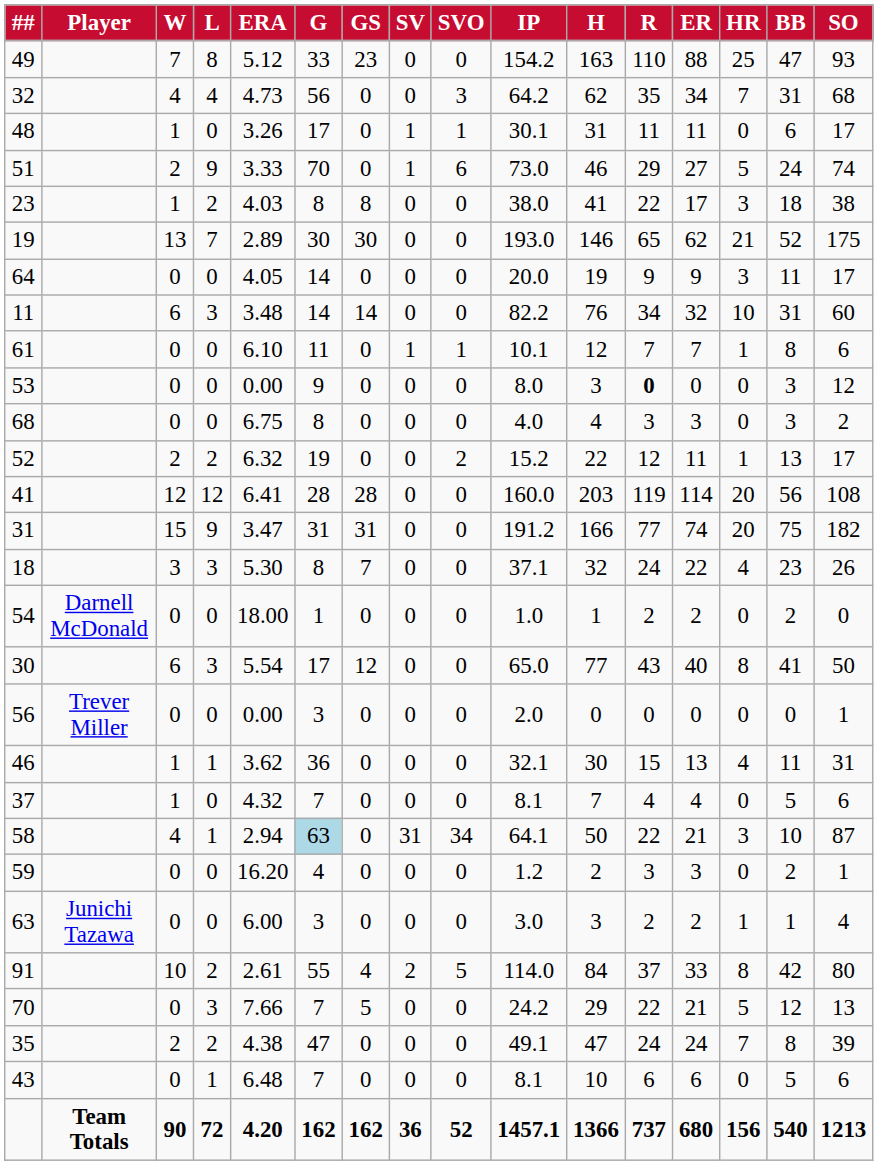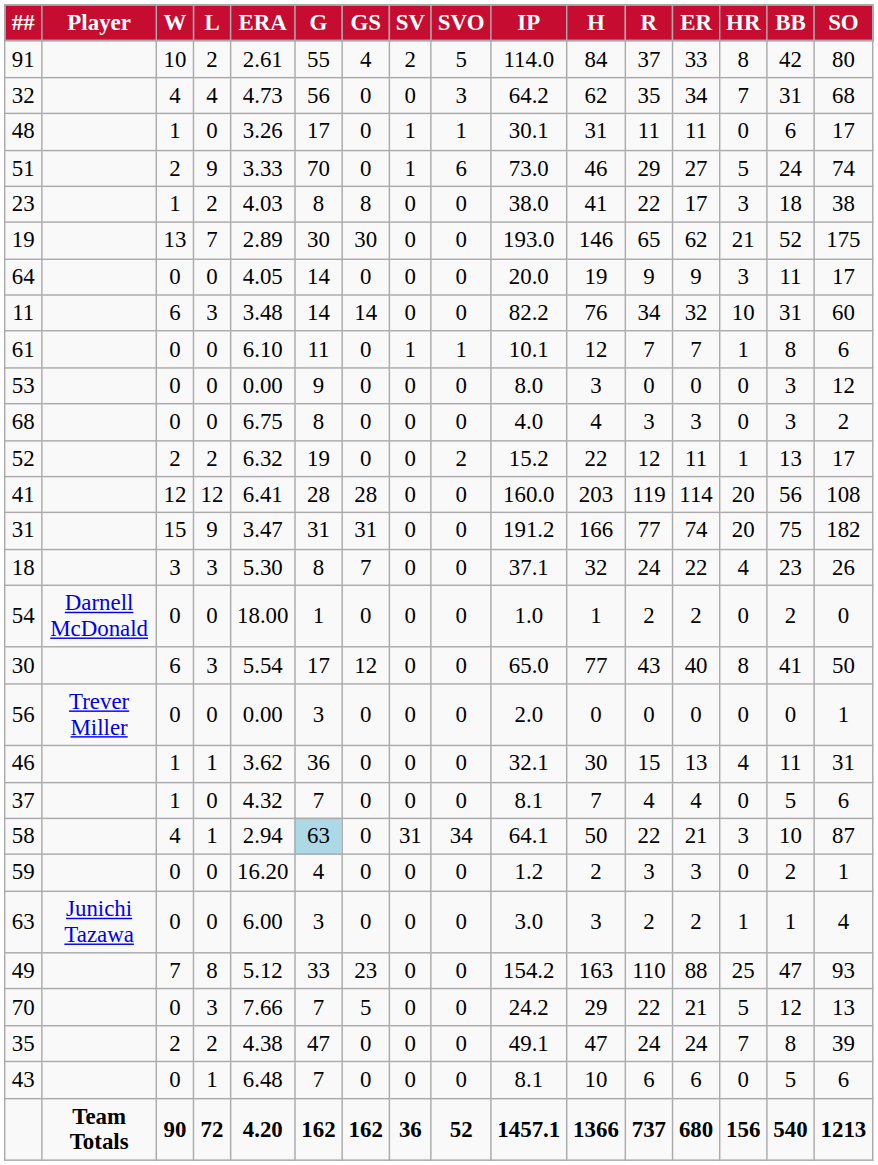rows swapped: (23, 970) <-> (23, 58)
(649, 385) bold -> (649, 385) normal
